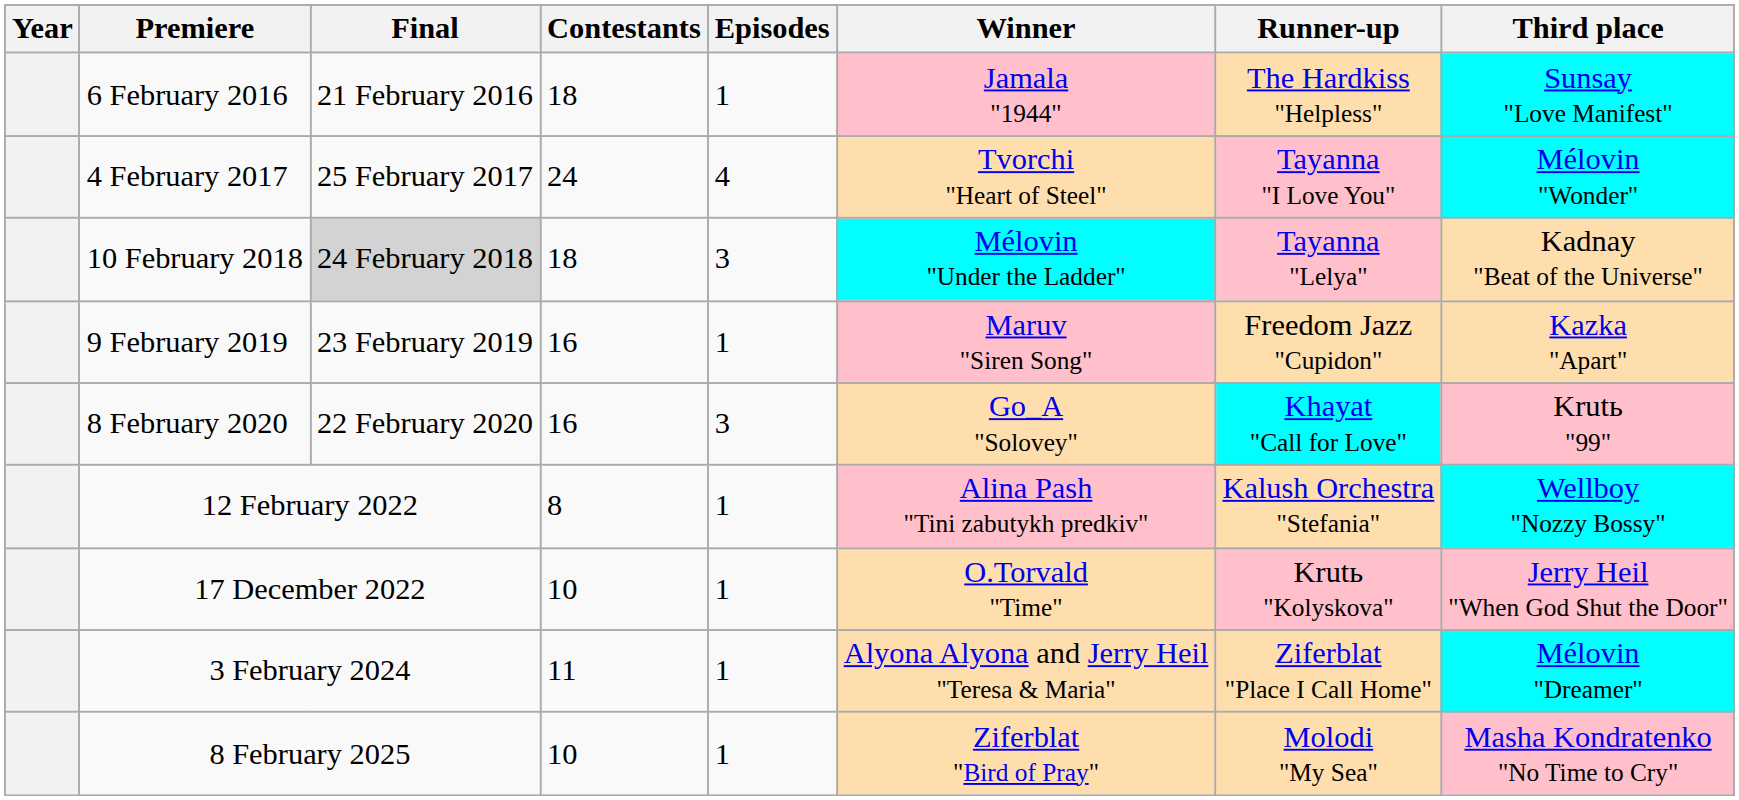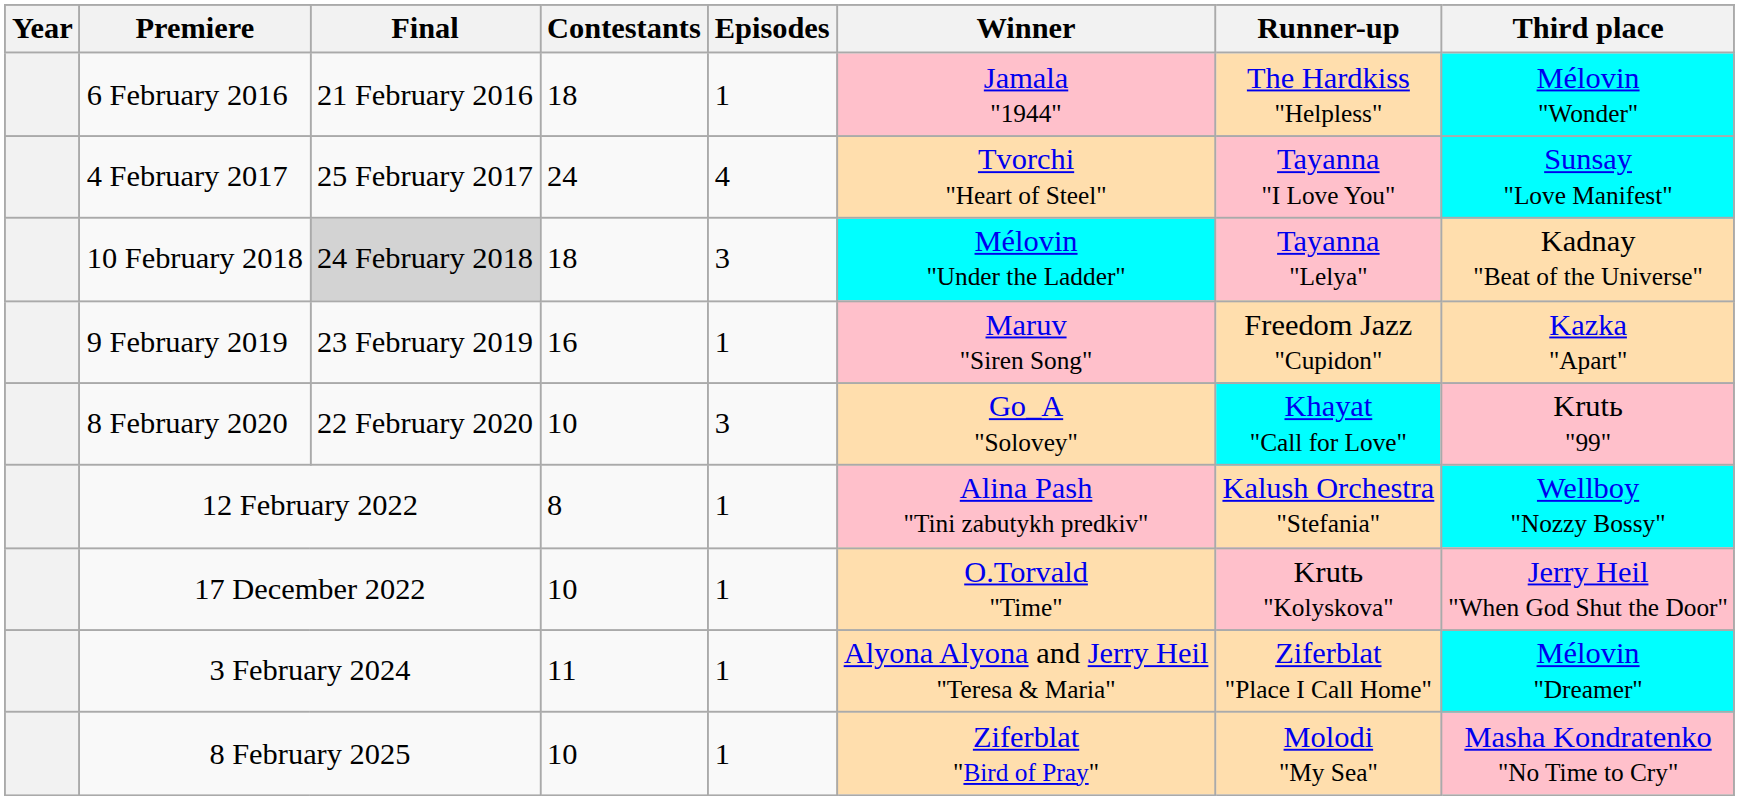(1588, 93) Sunsay "Love Manifest" -> (1588, 93) Mélovin "Wonder"
(1588, 176) Mélovin "Wonder" -> (1588, 176) Sunsay "Love Manifest"
(562, 423) 16 -> (562, 423) 10
